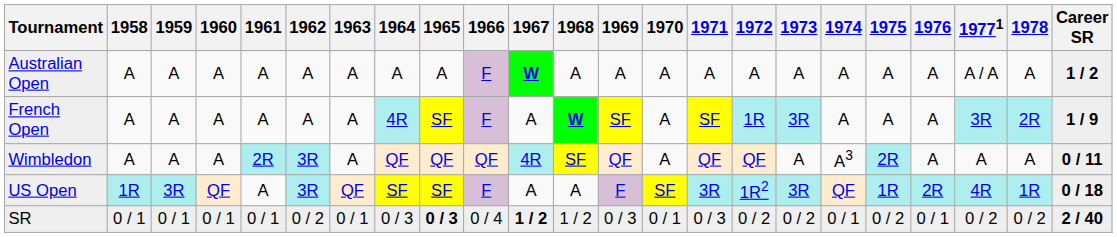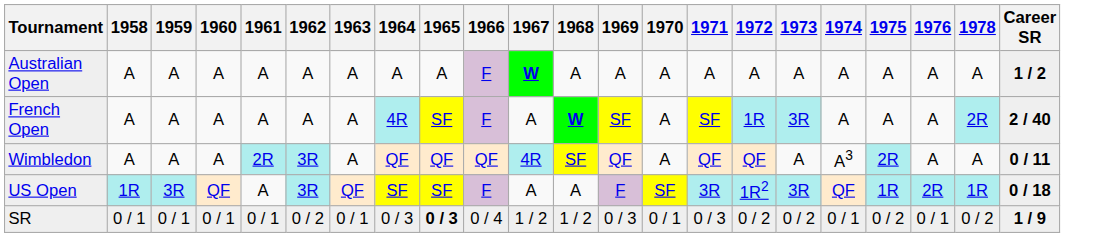- column: (981, 27)
(1082, 119) 1 / 9 -> (1030, 119) 2 / 40
(531, 218) bold -> (531, 218) normal
(1082, 218) 2 / 40 -> (1030, 218) 1 / 9
